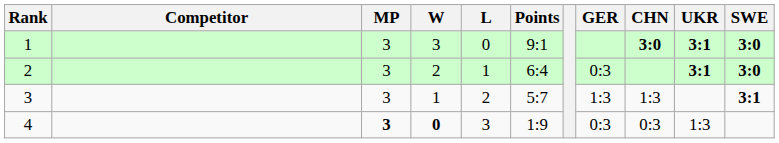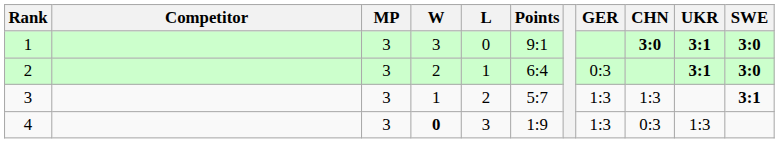(387, 124) bold -> (387, 124) normal
(600, 124) 0:3 -> (600, 124) 1:3
